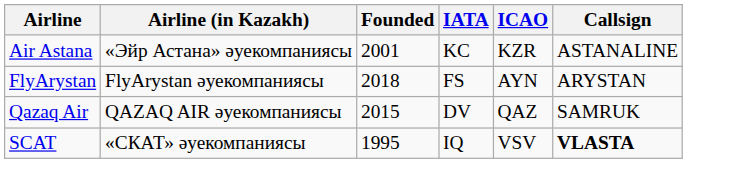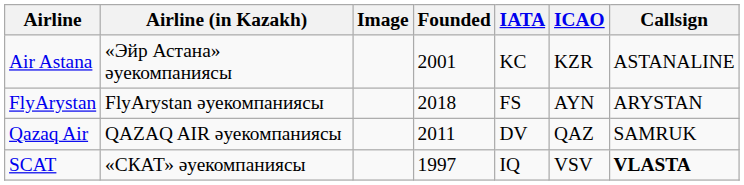+ column: (383, 19)
(380, 111) 2015 -> (437, 133) 2011
(380, 142) 1995 -> (437, 164) 1997
